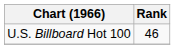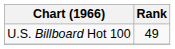(152, 34) 46 -> (152, 34) 49
